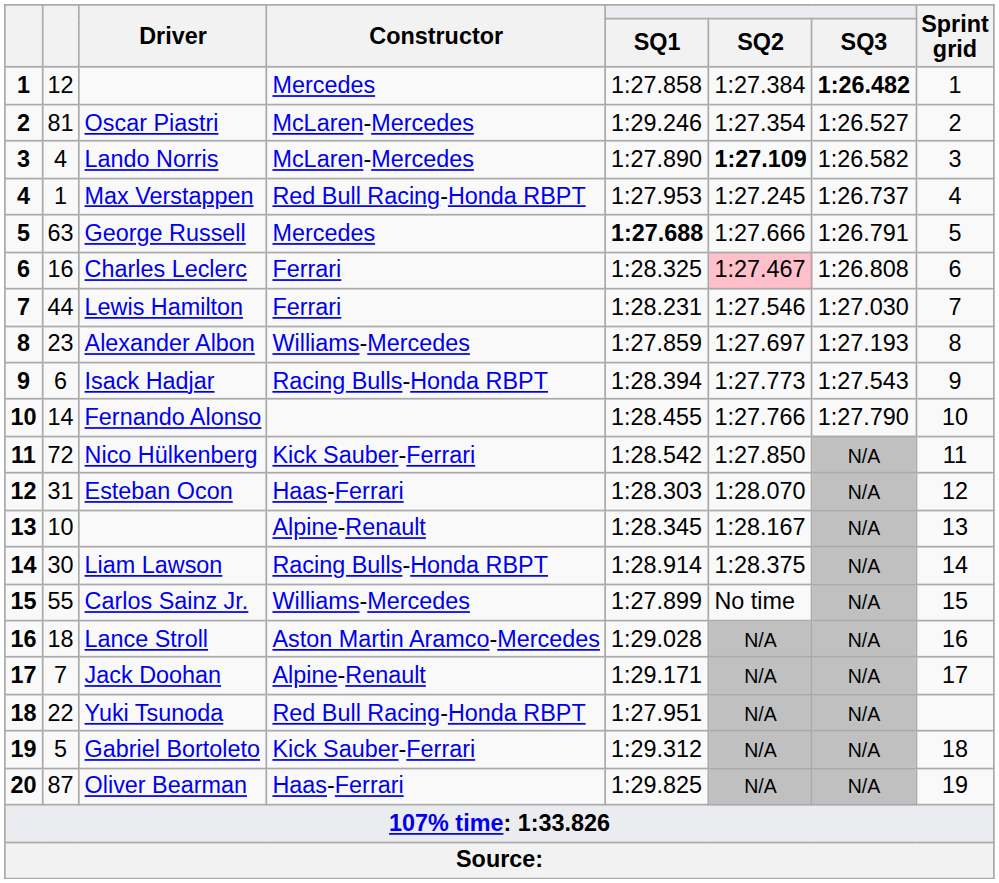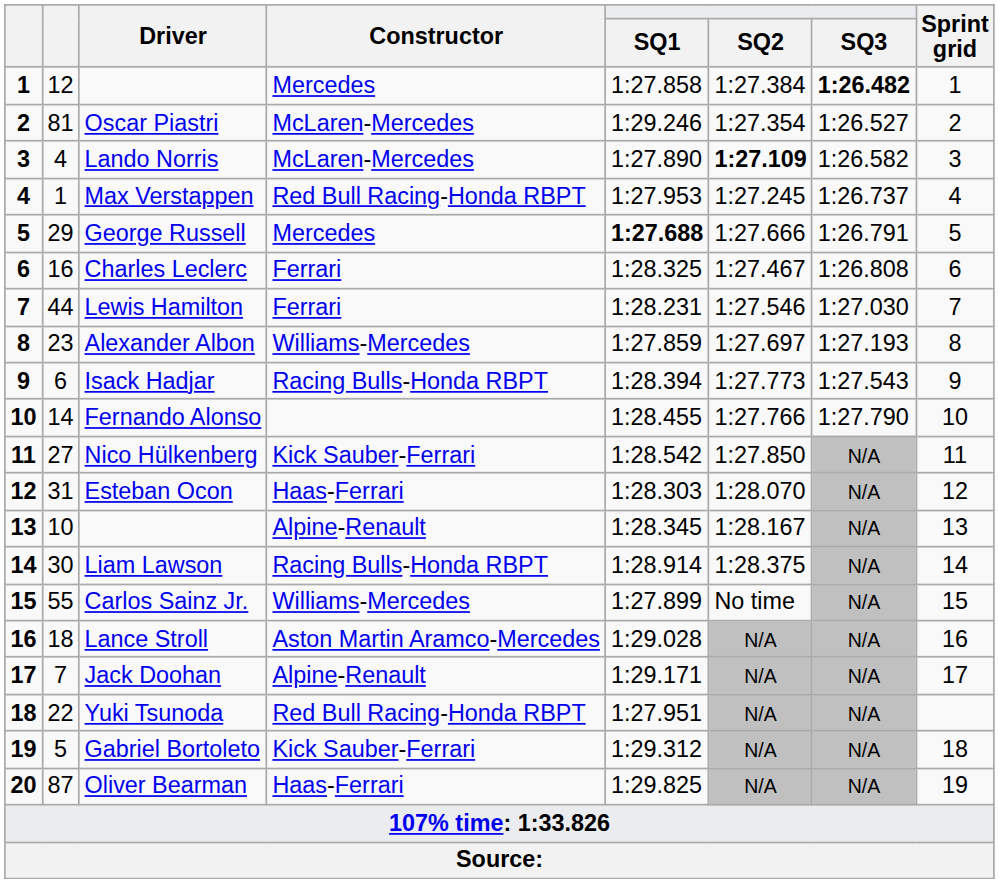(60, 233) 63 -> (60, 233) 29
(760, 270) pink background -> (760, 270) no background
(60, 454) 72 -> (60, 454) 27
